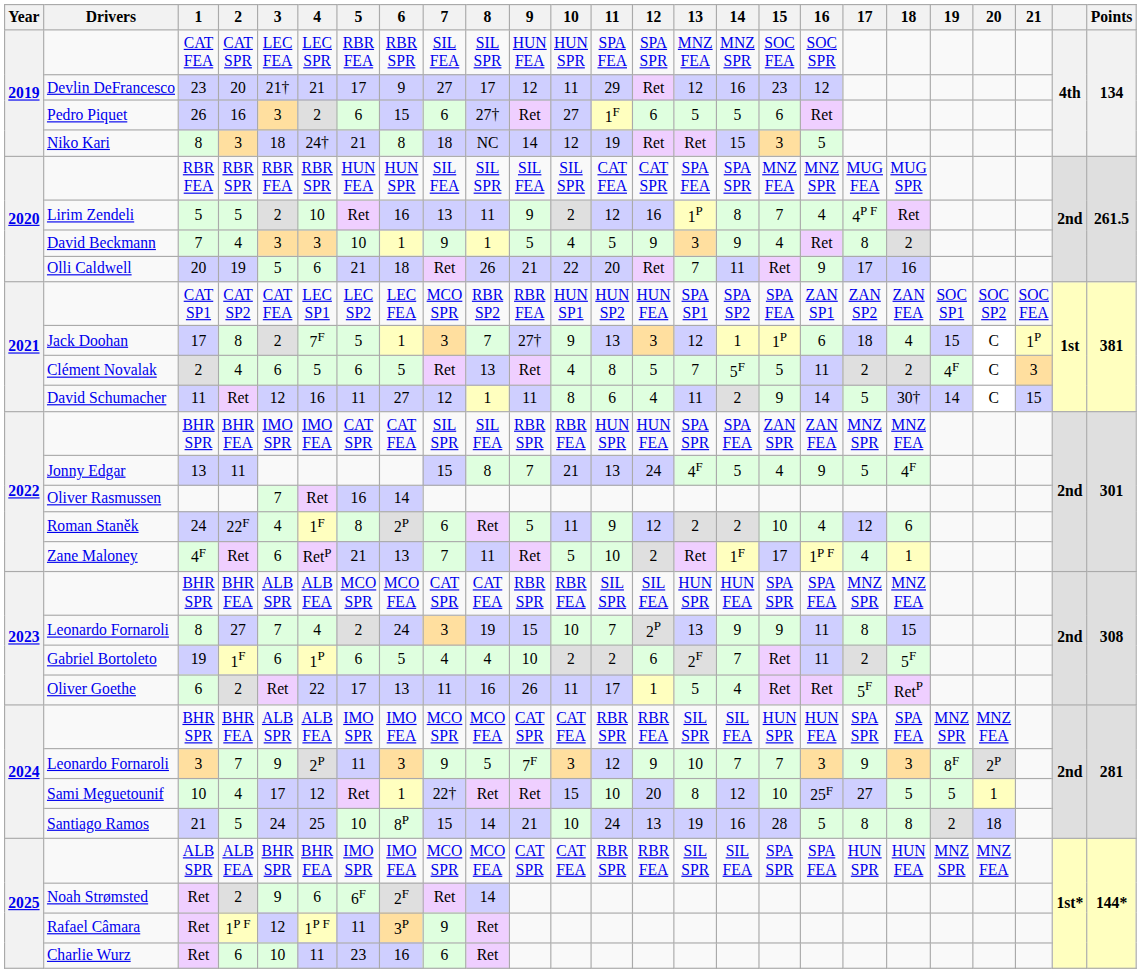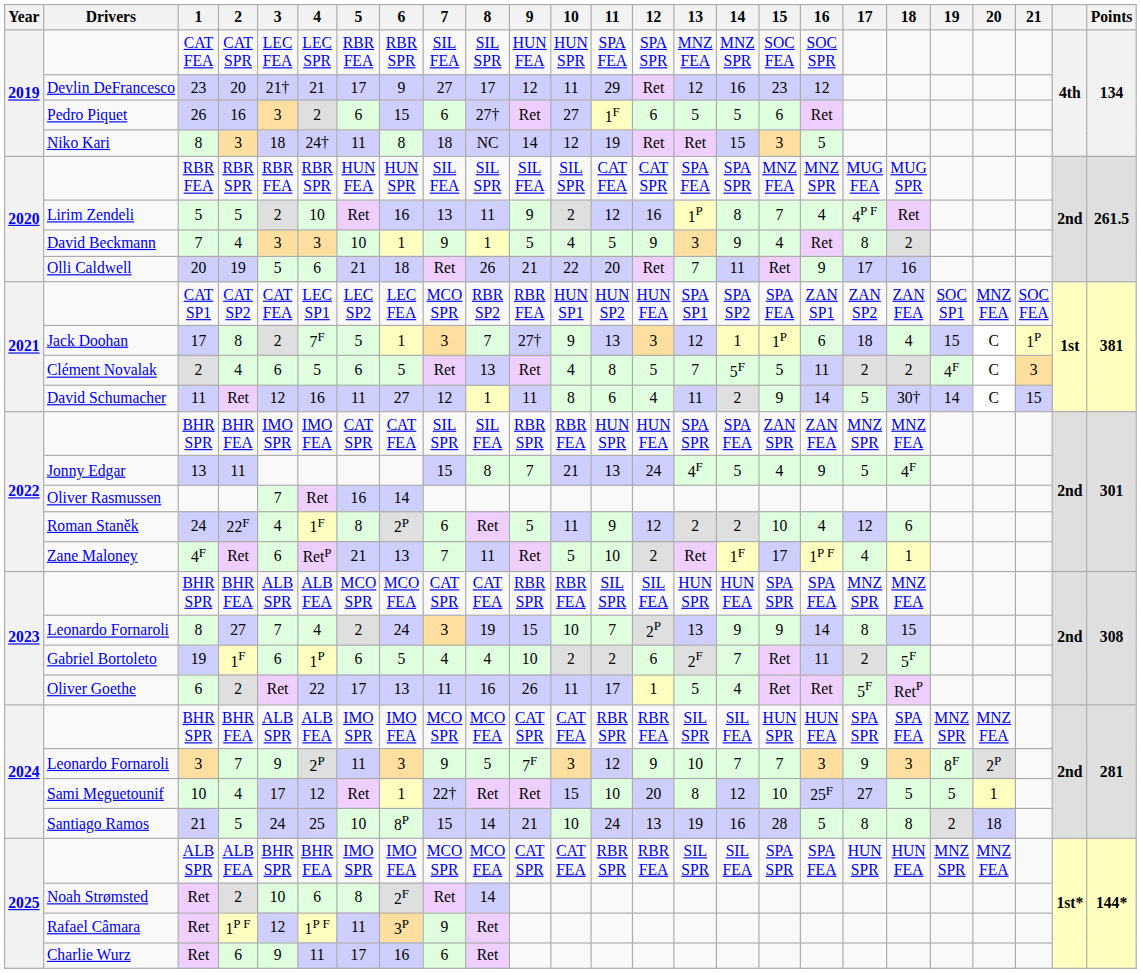(358, 142) 21 -> (358, 142) 11
(994, 303) SOC SP2 -> (994, 303) MNZ FEA
(822, 629) 11 -> (822, 629) 14
(278, 897) 9 -> (278, 897) 10
(358, 897) 6F -> (358, 897) 8
(278, 954) 10 -> (278, 954) 9
(358, 954) 23 -> (358, 954) 17
